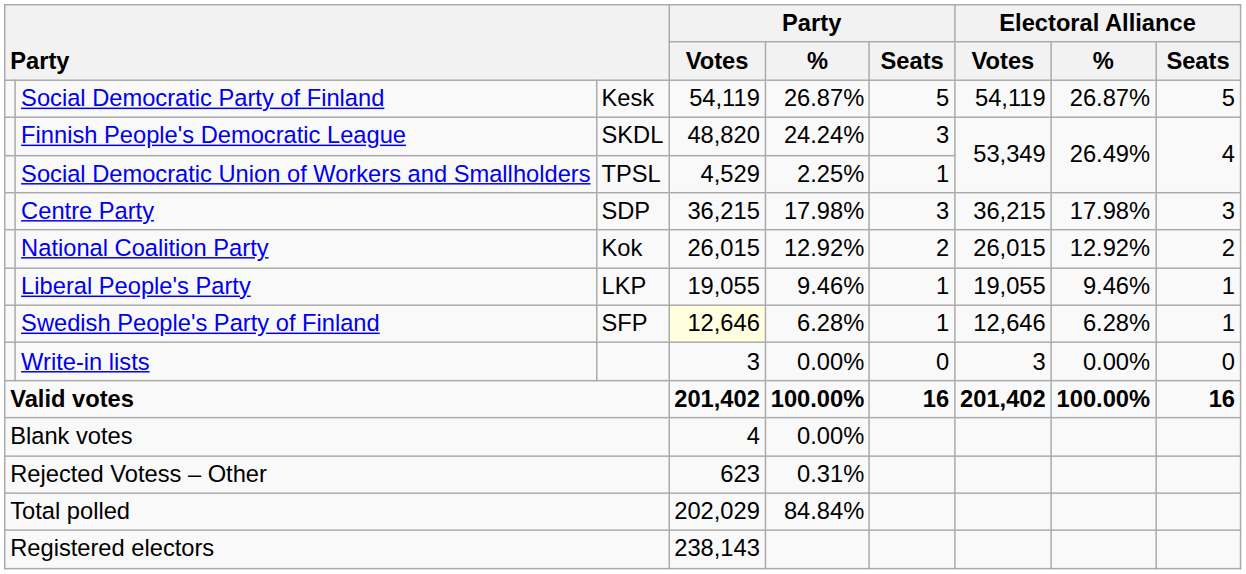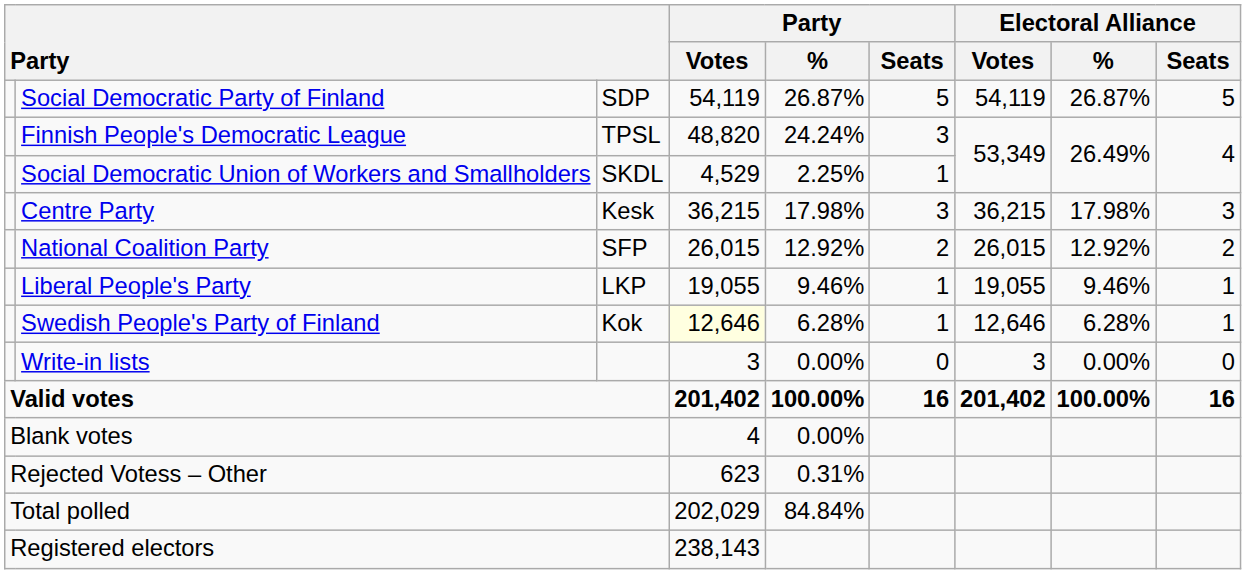(628, 98) Kesk -> (626, 98) SDP
(632, 135) SKDL -> (631, 135) TPSL
(631, 173) TPSL -> (632, 173) SKDL
(626, 211) SDP -> (628, 211) Kesk
(622, 248) Kok -> (624, 248) SFP
(624, 323) SFP -> (622, 323) Kok
